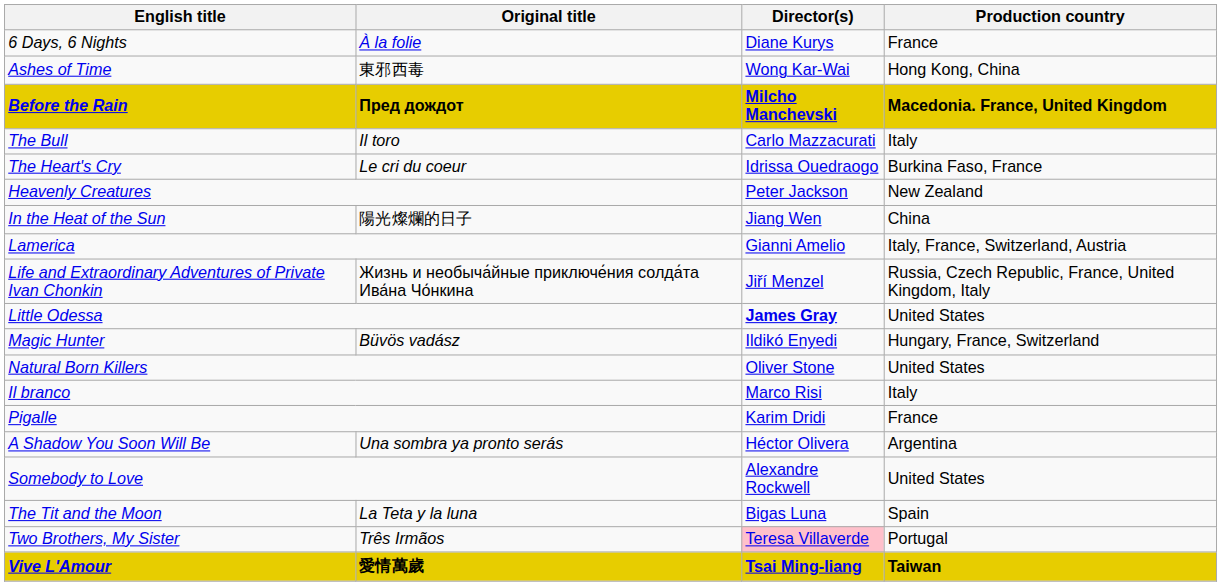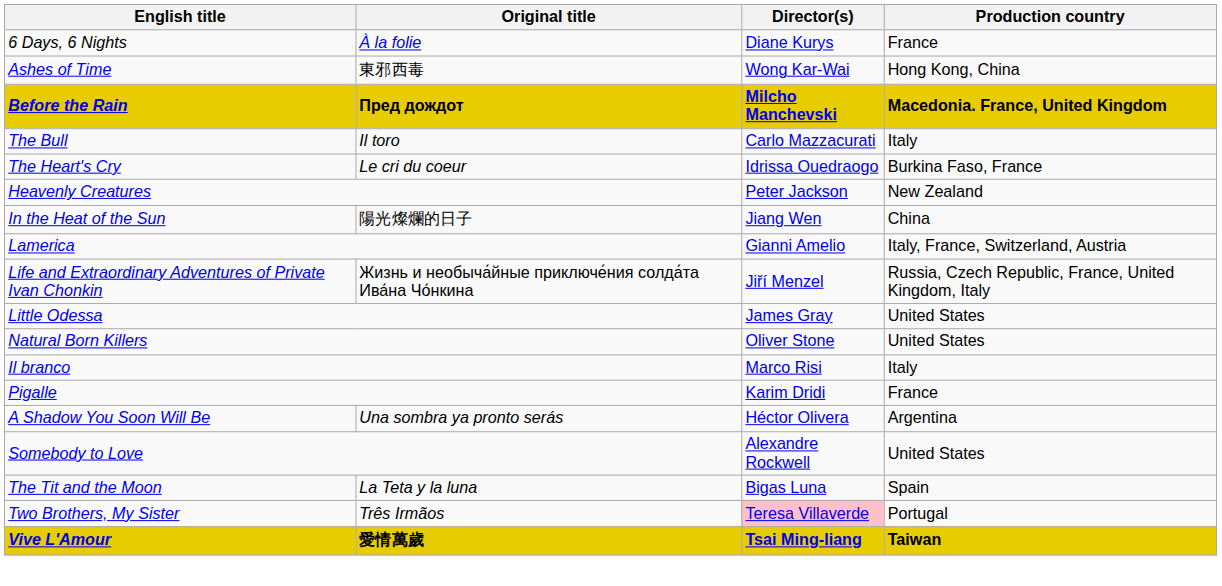(791, 316) bold -> (789, 316) normal
- row: (56, 341)
